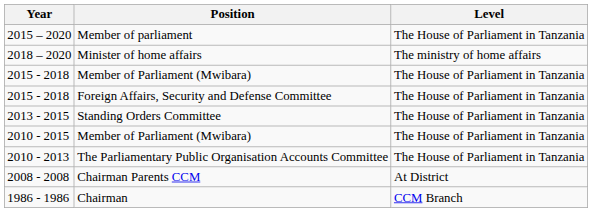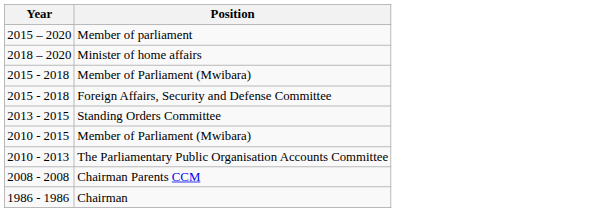- column: (489, 14)
